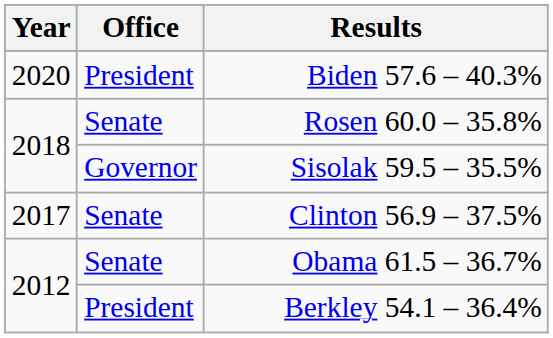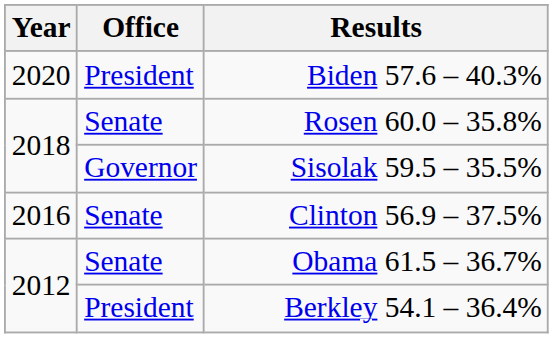(41, 214) 2017 -> (41, 214) 2016
